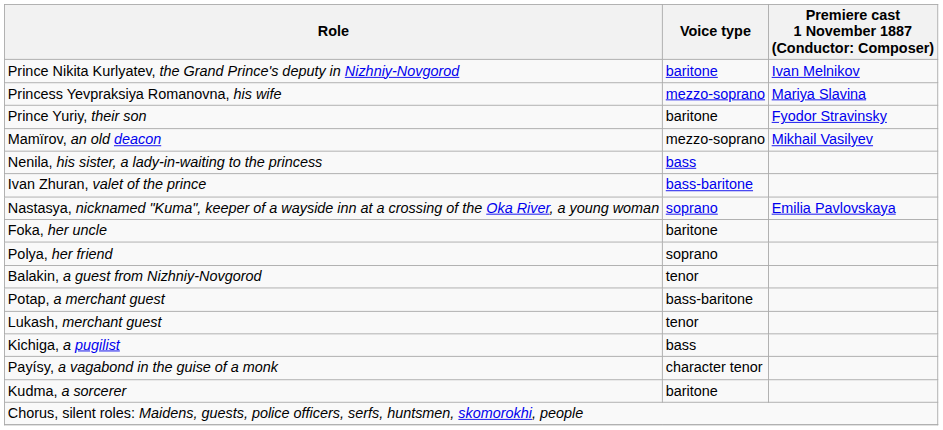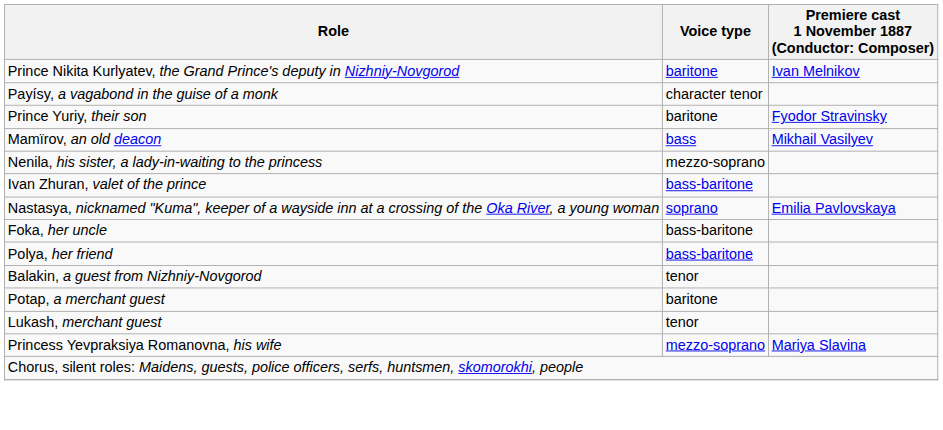rows swapped: (145, 93) <-> (143, 368)
(715, 139) mezzo-soprano -> (681, 139) bass
(681, 162) bass -> (715, 162) mezzo-soprano
(692, 231) baritone -> (709, 231) bass-baritone
(692, 253) soprano -> (709, 253) bass-baritone
(709, 299) bass-baritone -> (692, 299) baritone
- row: (64, 345)
- row: (67, 390)
